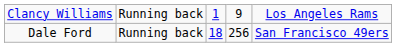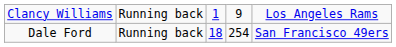(239, 33) 256 -> (239, 33) 254
